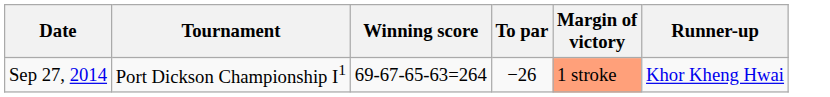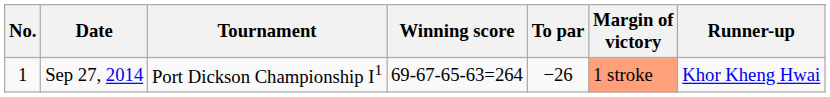+ column: (23, 31)
